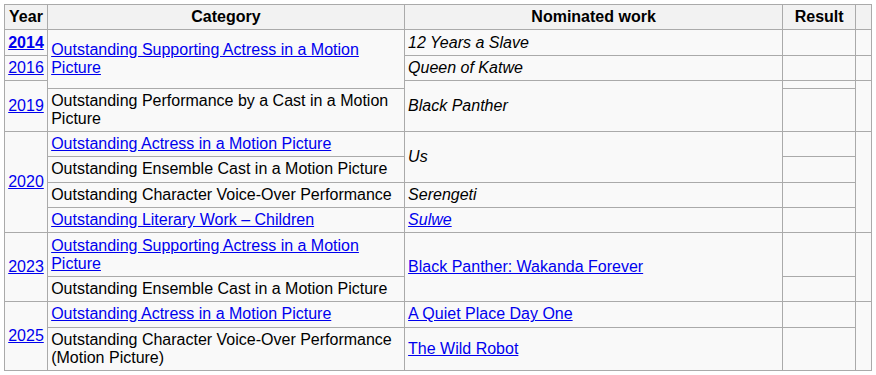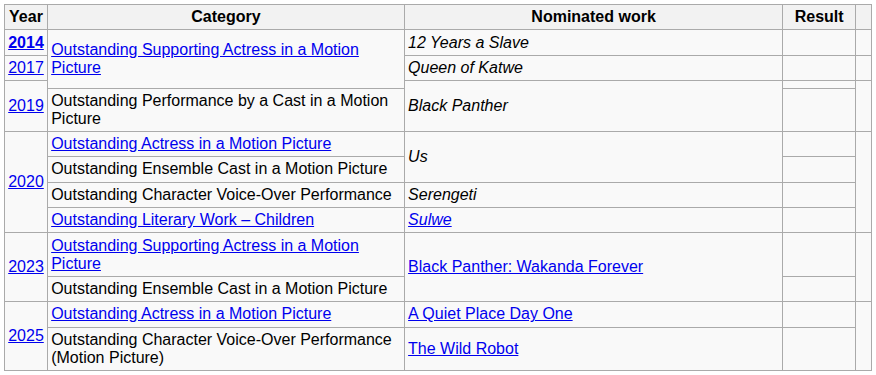(26, 67) 2016 -> (26, 67) 2017
